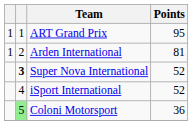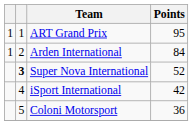(179, 52) 81 -> (179, 52) 84
(179, 90) 52 -> (179, 90) 42
(22, 110) lightgreen background -> (22, 110) no background
